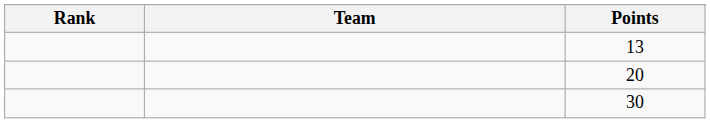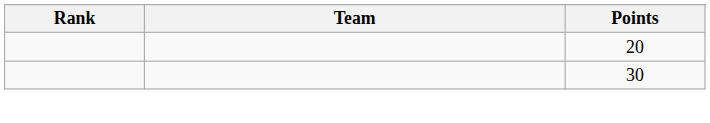- row: (635, 46)
